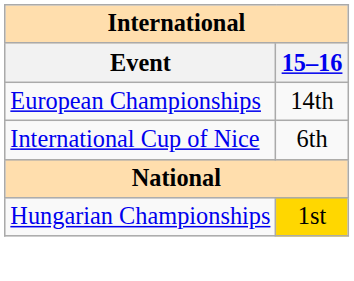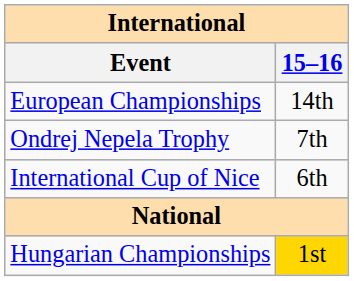+ row: (120, 139)
